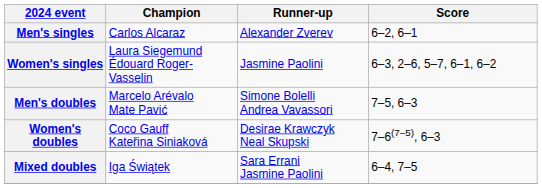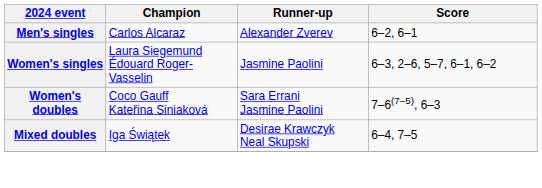- row: (55, 103)
(287, 135) Desirae Krawczyk Neal Skupski -> (281, 103) Sara Errani Jasmine Paolini
(281, 167) Sara Errani Jasmine Paolini -> (287, 135) Desirae Krawczyk Neal Skupski
